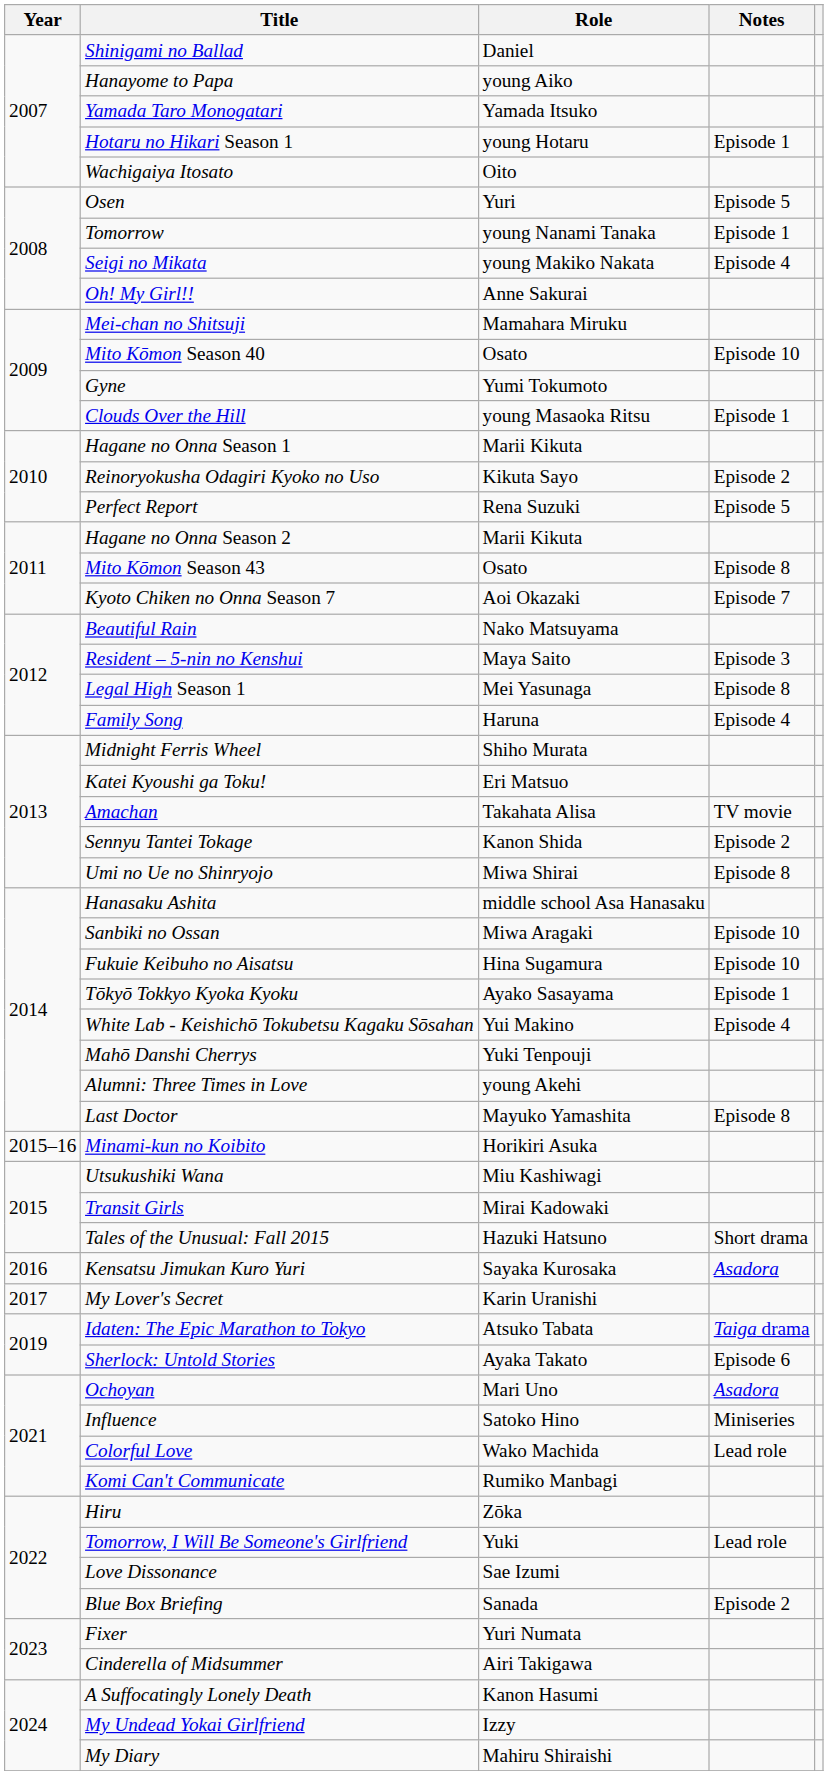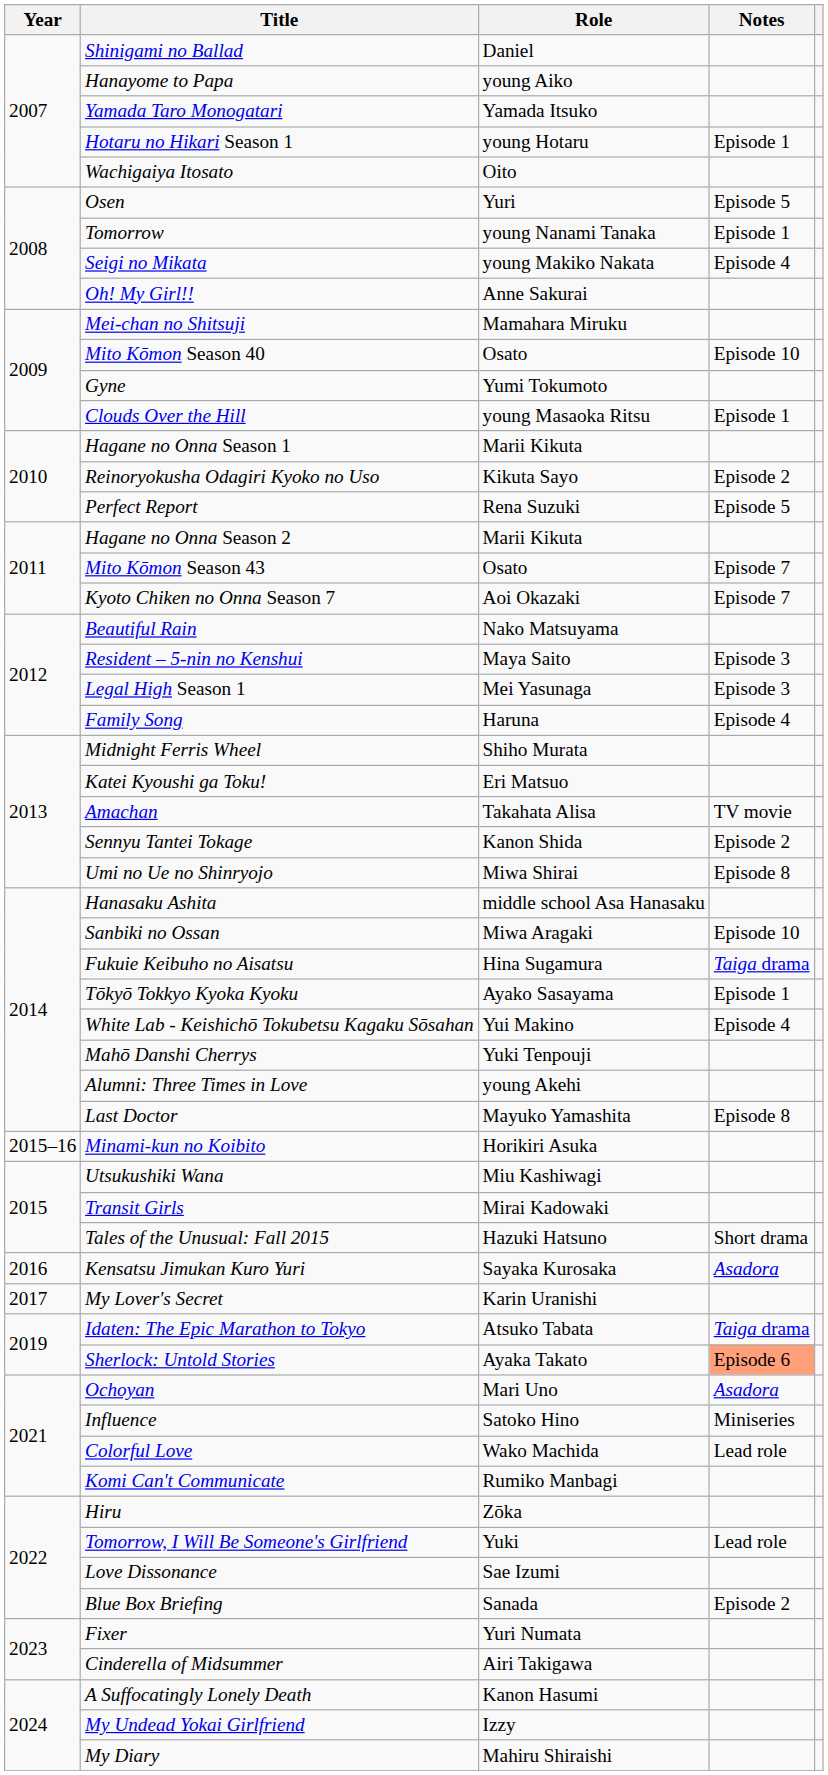(752, 567) Episode 8 -> (752, 567) Episode 7
(752, 689) Episode 8 -> (752, 689) Episode 3
(757, 963) Episode 10 -> (762, 963) Taiga drama
(752, 1359) no background -> (752, 1359) lightsalmon background
